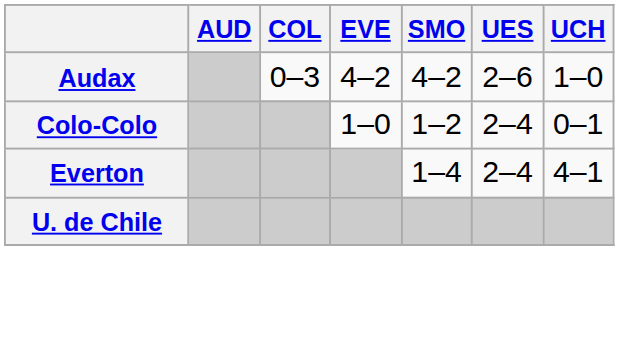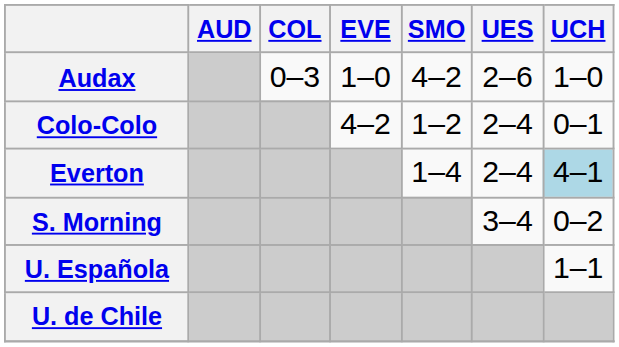(366, 76) 4–2 -> (366, 76) 1–0
(366, 124) 1–0 -> (366, 124) 4–2
(578, 172) no background -> (578, 172) lightblue background
+ row: (97, 222)
+ row: (97, 270)
